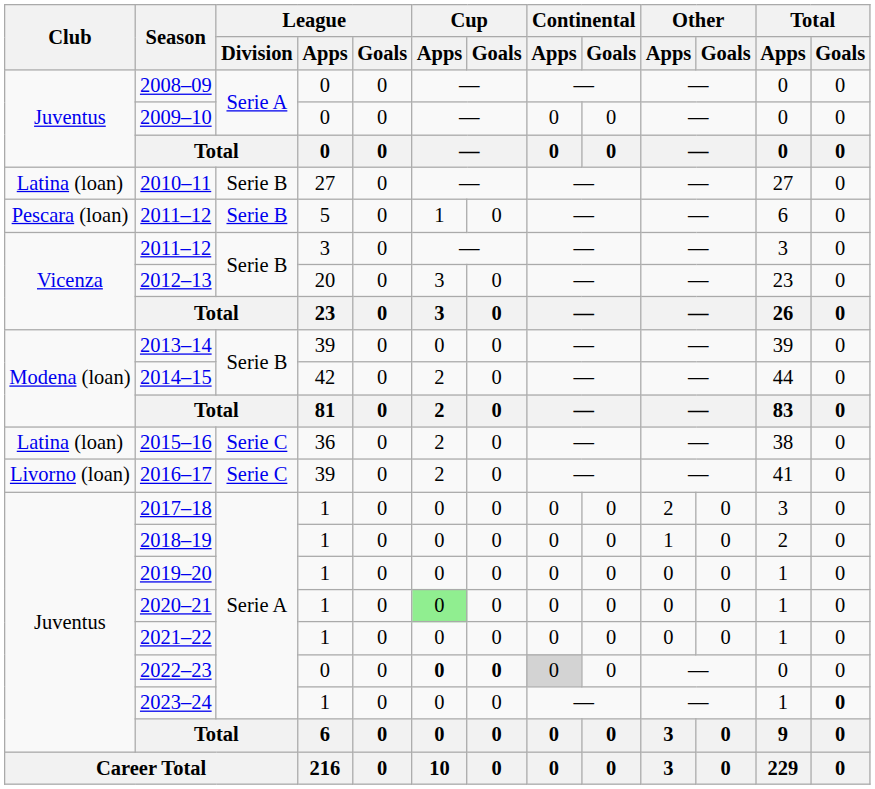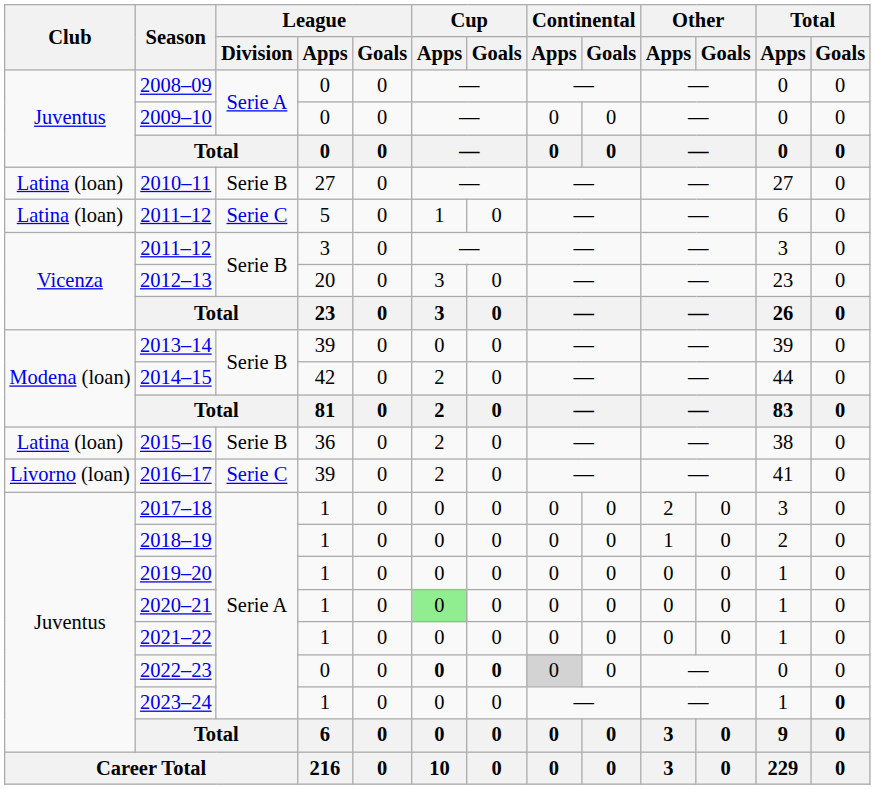(70, 215) Pescara (loan) -> (70, 215) Latina (loan)
(257, 215) Serie B -> (257, 215) Serie C
(257, 442) Serie C -> (257, 442) Serie B
